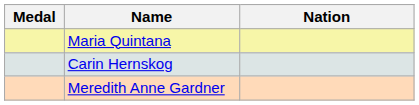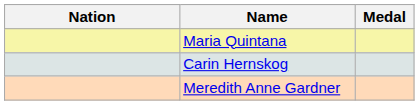columns swapped: (34, 17) <-> (327, 17)
